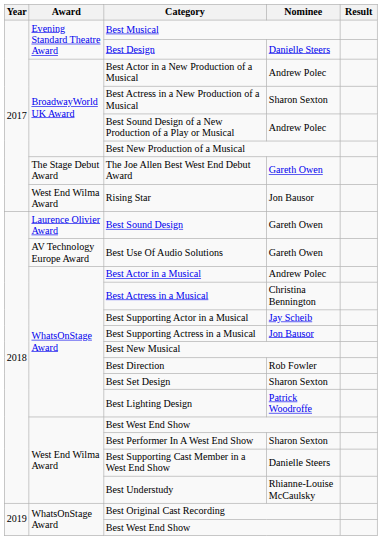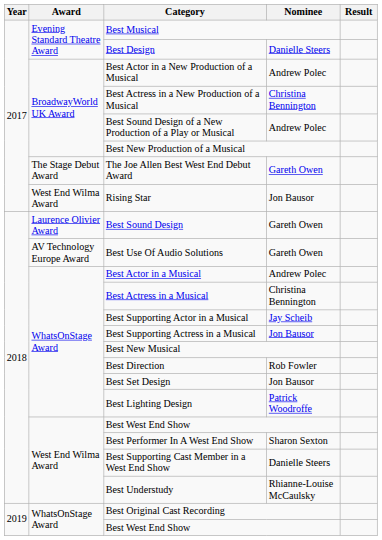(298, 100) Sharon Sexton -> (292, 100) Christina Bennington
(298, 381) Sharon Sexton -> (291, 381) Jon Bausor
